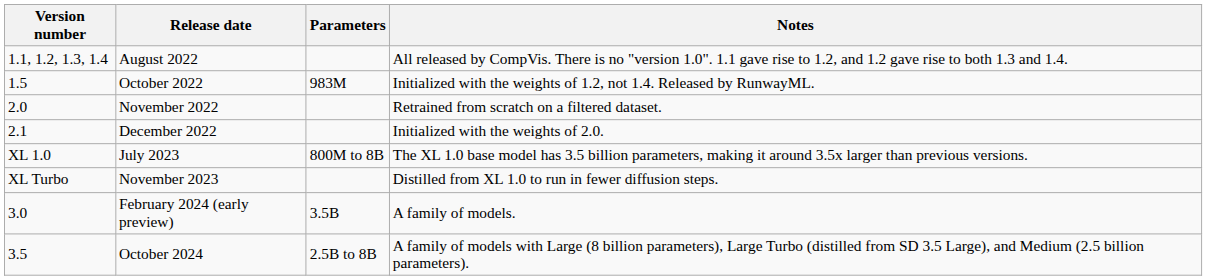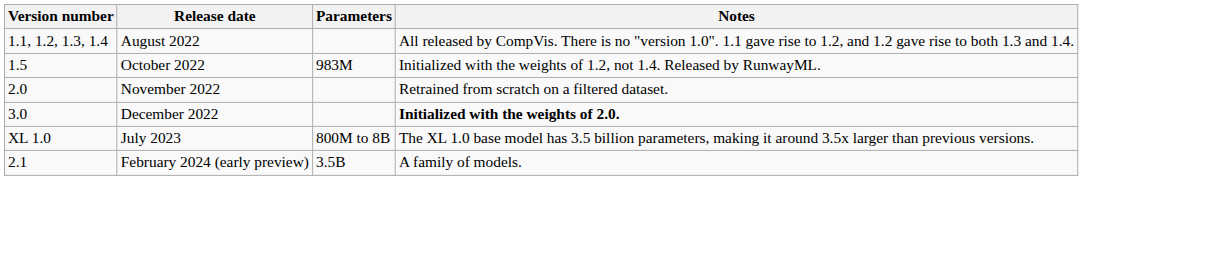(18, 131) 2.1 -> (18, 114) 3.0
(498, 131) normal -> (509, 114) bold
- row: (169, 180)
(18, 213) 3.0 -> (18, 162) 2.1
- row: (161, 254)
